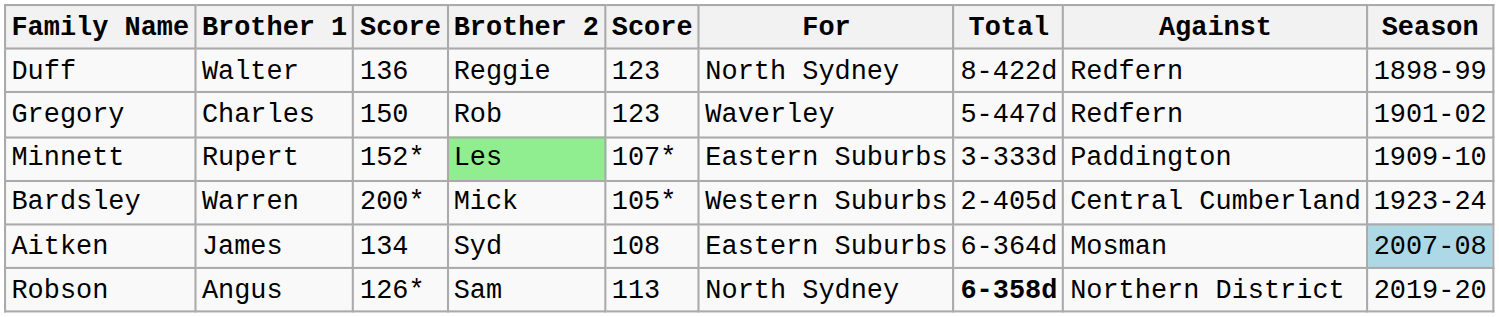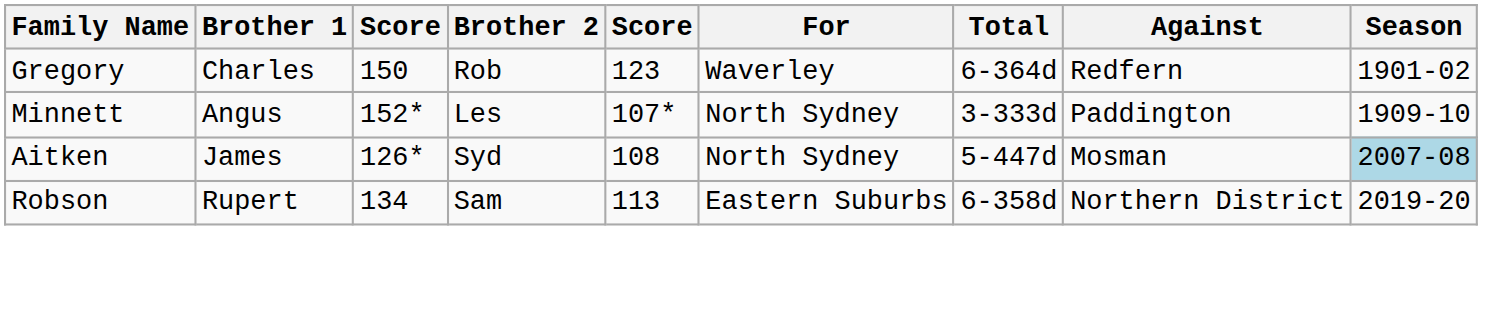- row: (44, 71)
(1009, 115) 5-447d -> (1009, 71) 6-364d
(250, 159) Rupert -> (242, 115) Angus
(478, 159) lightgreen background -> (478, 115) no background
(827, 159) Eastern Suburbs -> (802, 115) North Sydney
- row: (76, 202)
(384, 246) 134 -> (392, 159) 126*
(827, 246) Eastern Suburbs -> (802, 159) North Sydney
(1009, 246) 6-364d -> (1009, 159) 5-447d
(242, 290) Angus -> (250, 202) Rupert
(392, 290) 126* -> (384, 202) 134
(802, 290) North Sydney -> (827, 202) Eastern Suburbs
(1009, 290) bold -> (1009, 202) normal
